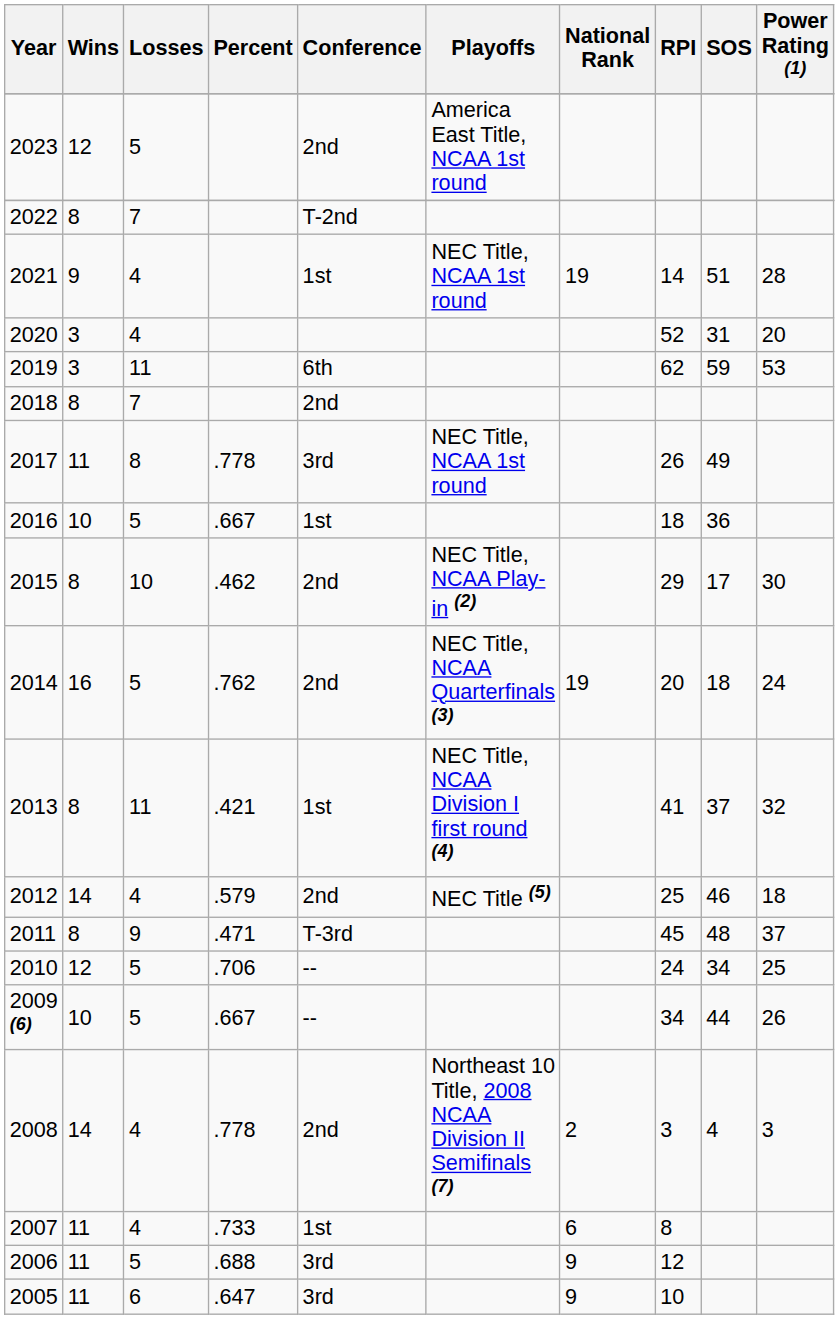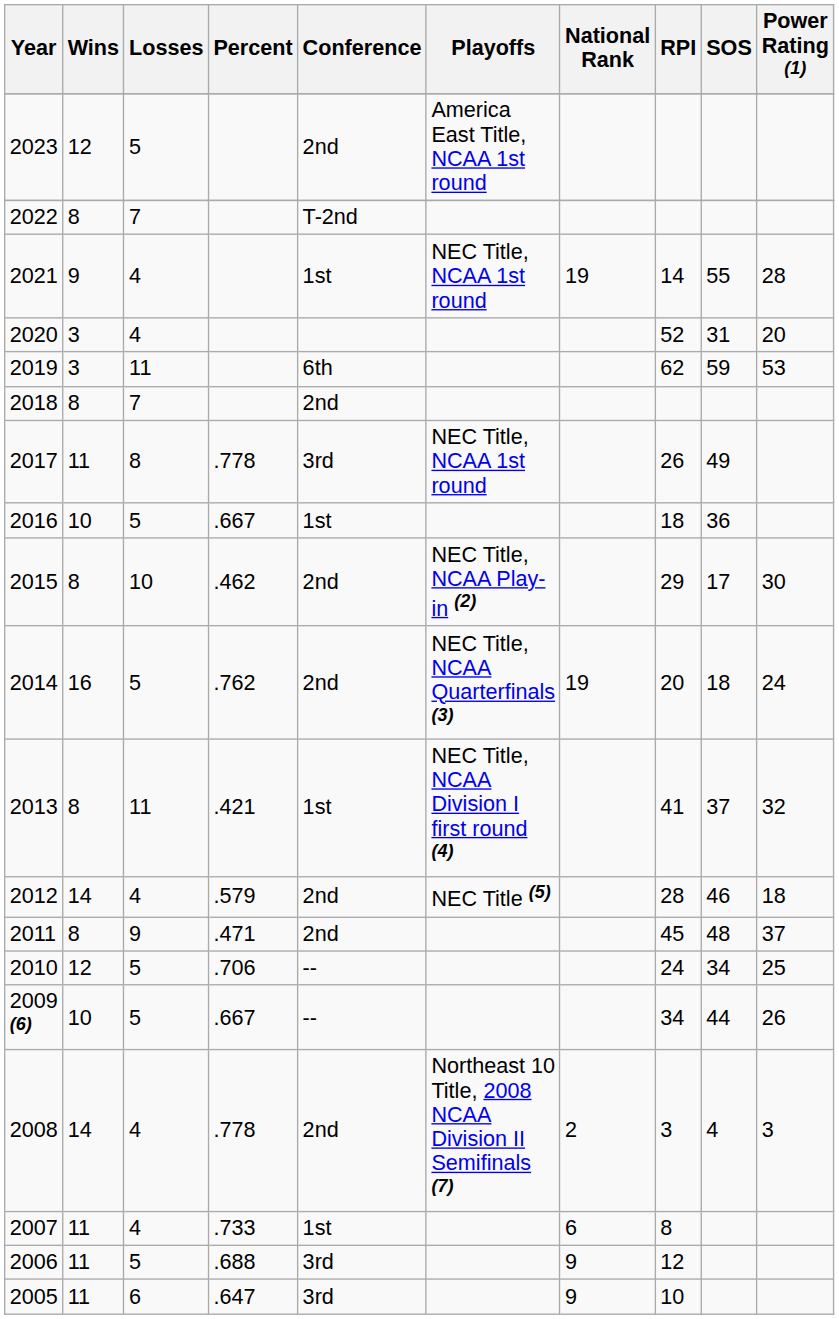(718, 276) 51 -> (718, 276) 55
(672, 896) 25 -> (672, 896) 28
(328, 933) T-3rd -> (321, 933) 2nd
